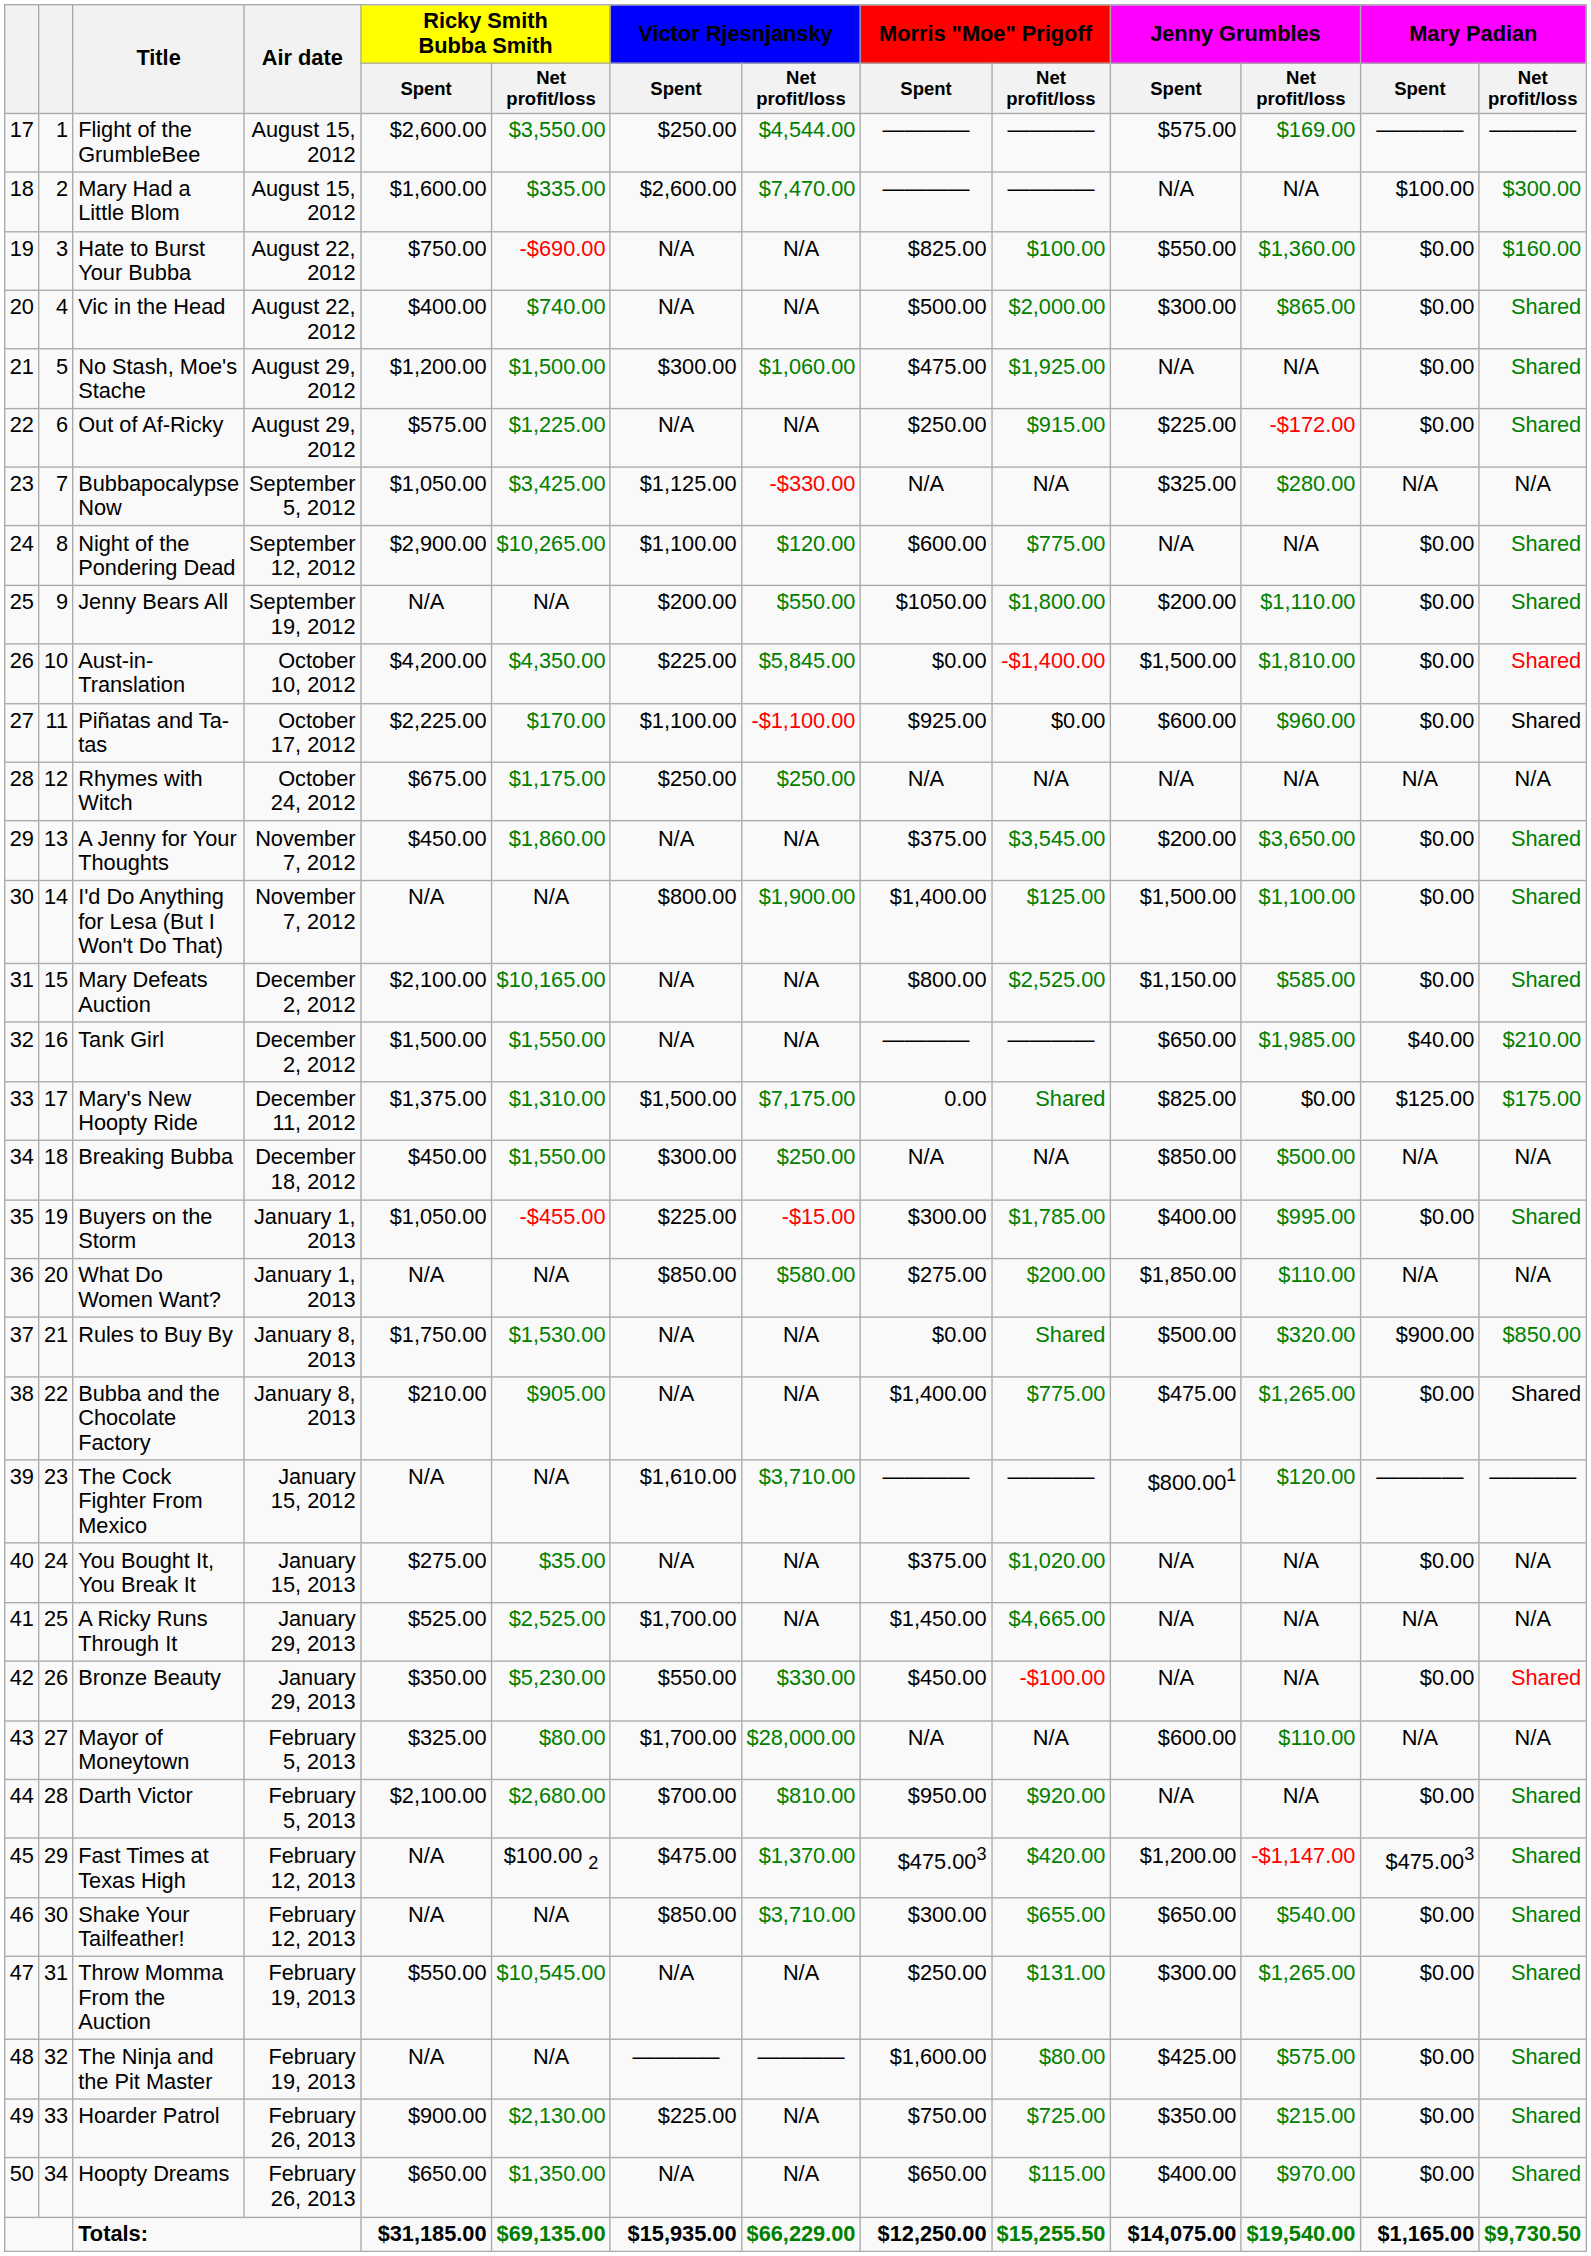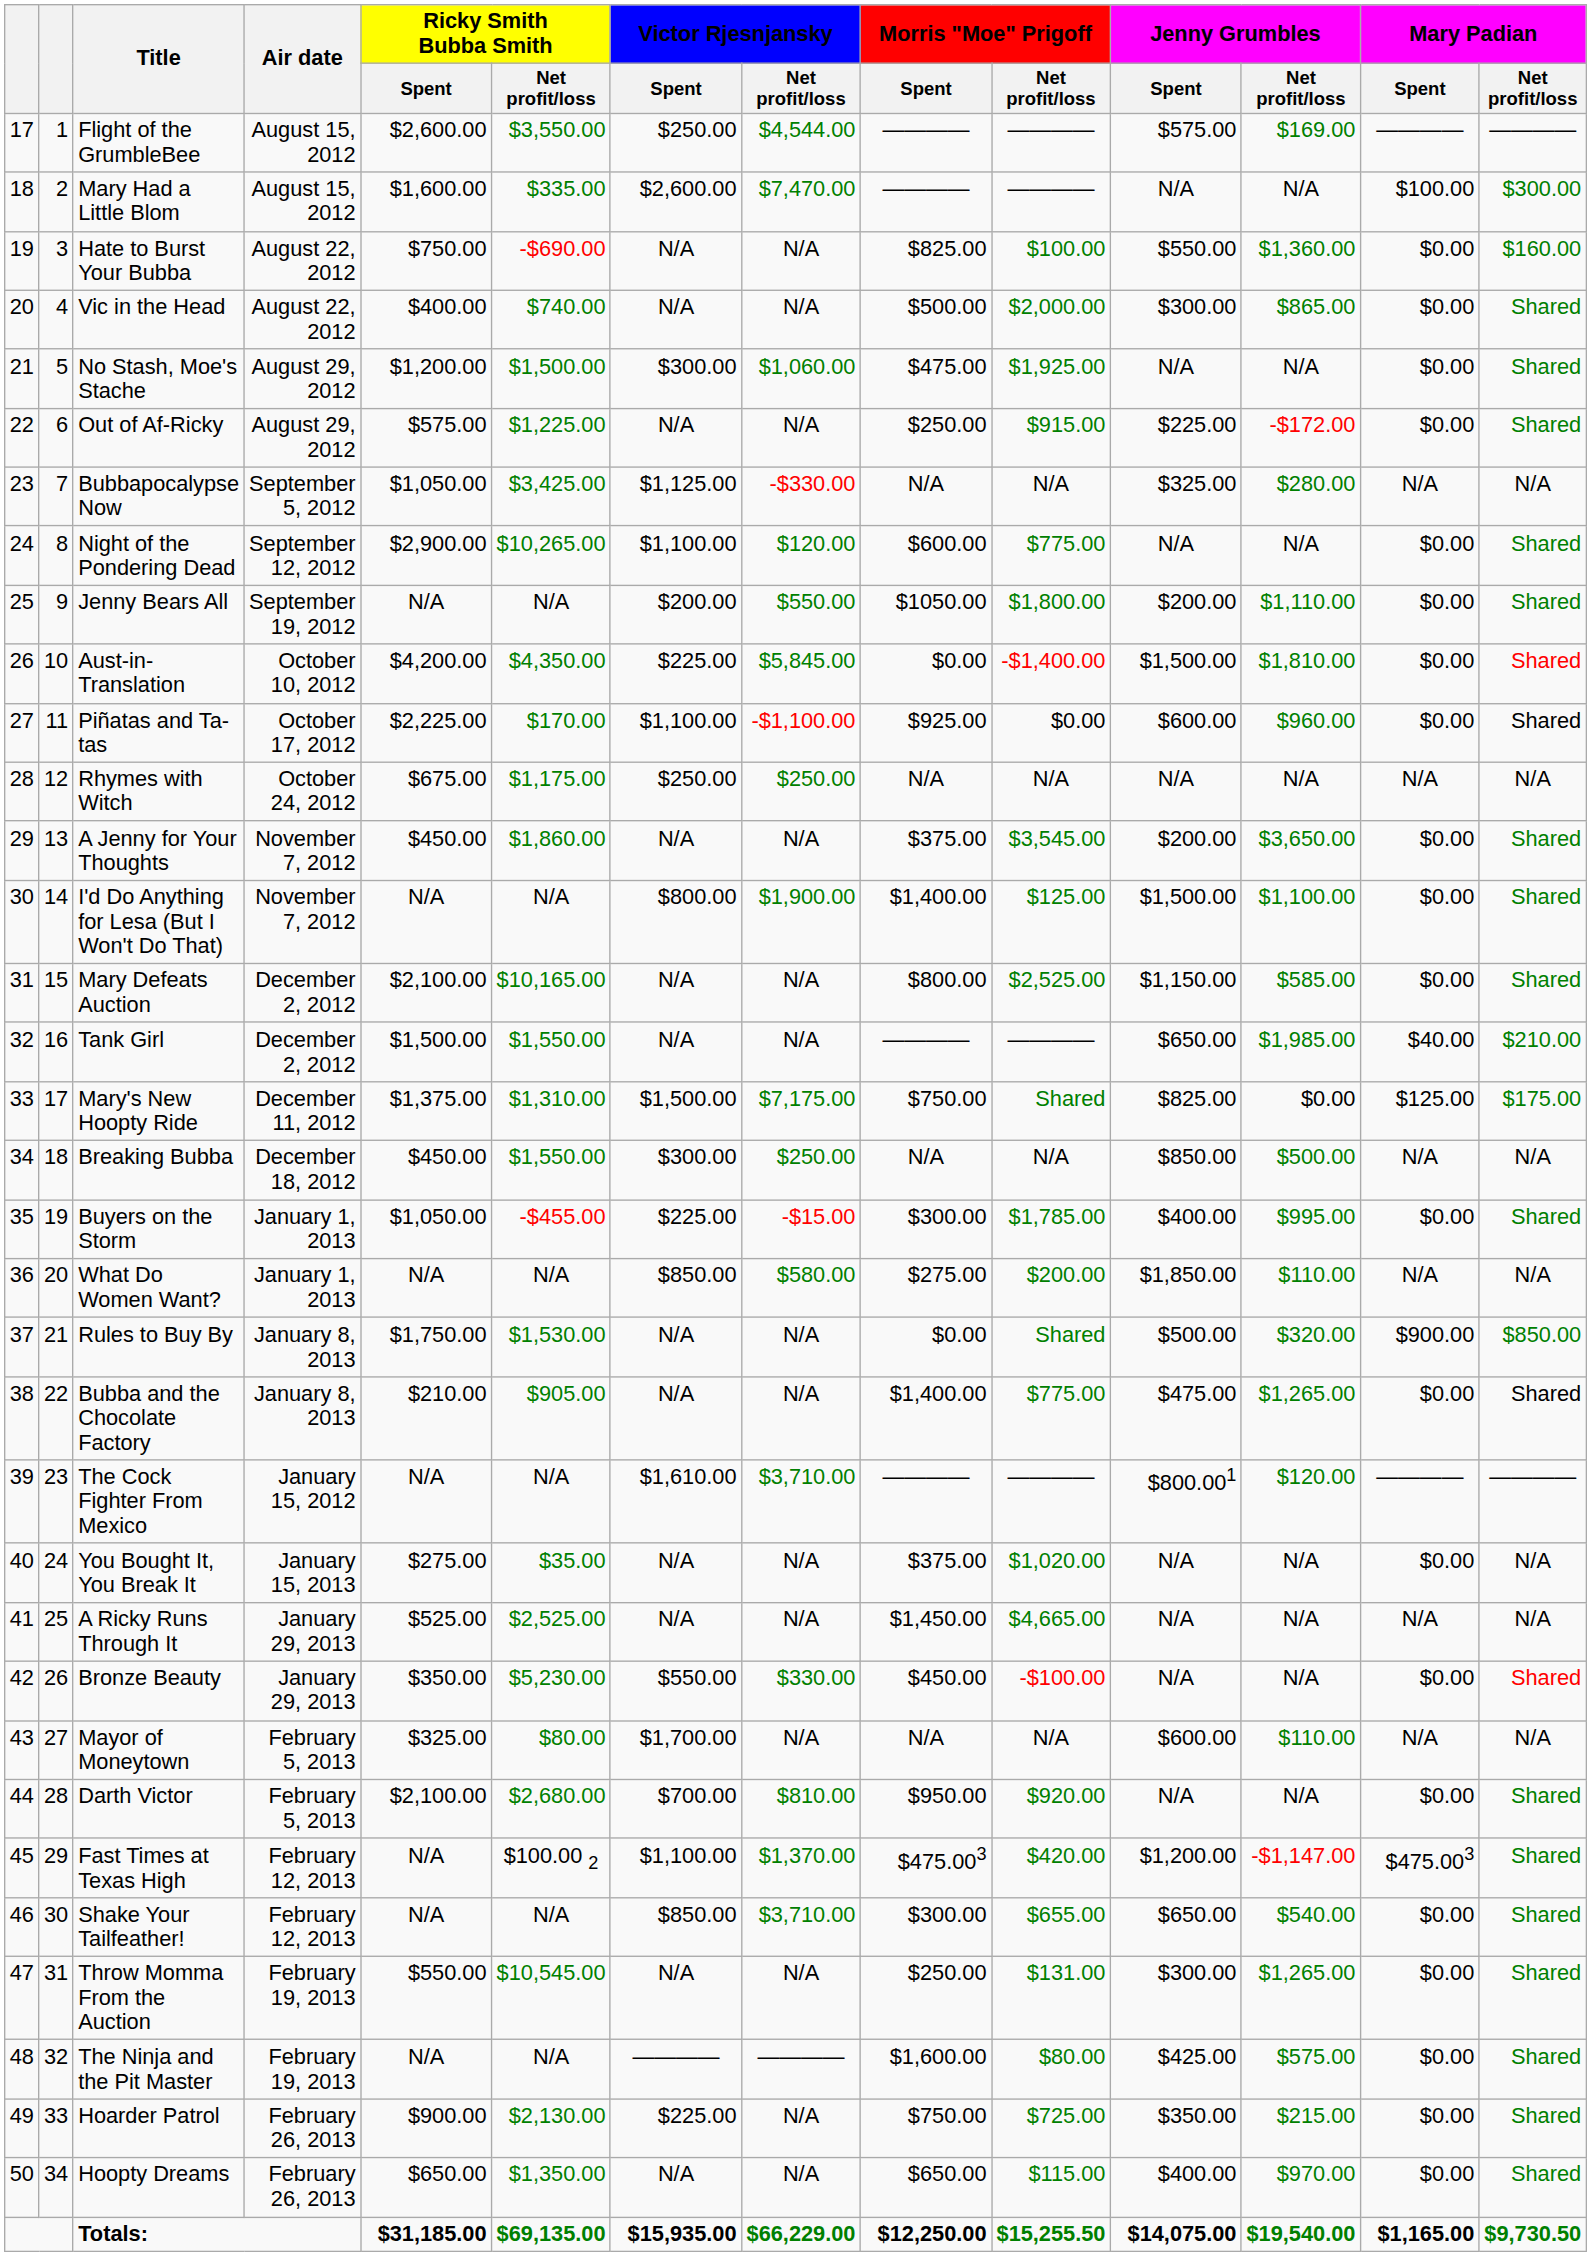(965, 1098) 0.00 -> (947, 1098) $750.00
(688, 1619) $1,700.00 -> (676, 1619) N/A
(801, 1737) $28,000.00 -> (801, 1737) N/A
(697, 1855) $475.00 -> (688, 1855) $1,100.00
